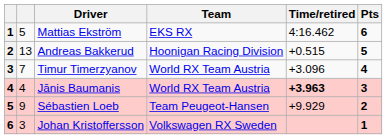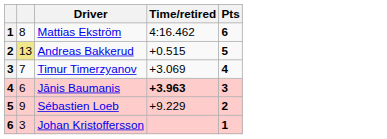- column: (216, 14)
(22, 32) 5 -> (22, 32) 8
(26, 51) no background -> (26, 51) khaki background
(307, 69) +3.096 -> (167, 69) +3.069
(22, 88) 4 -> (22, 88) 6
(307, 106) +9.929 -> (167, 106) +9.229
